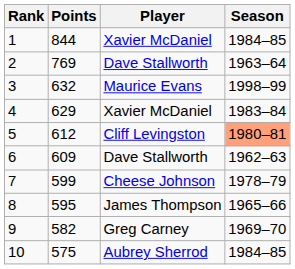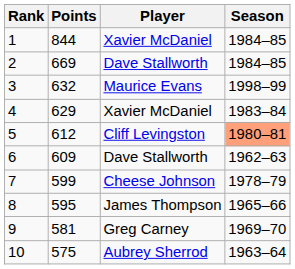(64, 63) 769 -> (64, 63) 669
(257, 63) 1963–64 -> (257, 63) 1984–85
(64, 228) 582 -> (64, 228) 581
(257, 252) 1984–85 -> (257, 252) 1963–64
